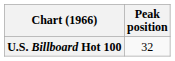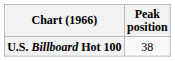(147, 46) 32 -> (147, 46) 38
